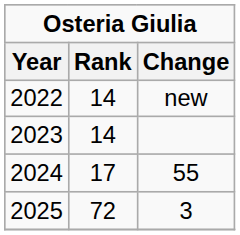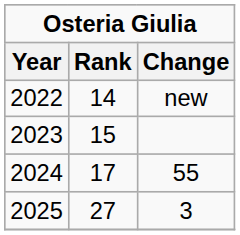(103, 136) 14 -> (103, 136) 15
(103, 210) 72 -> (103, 210) 27
